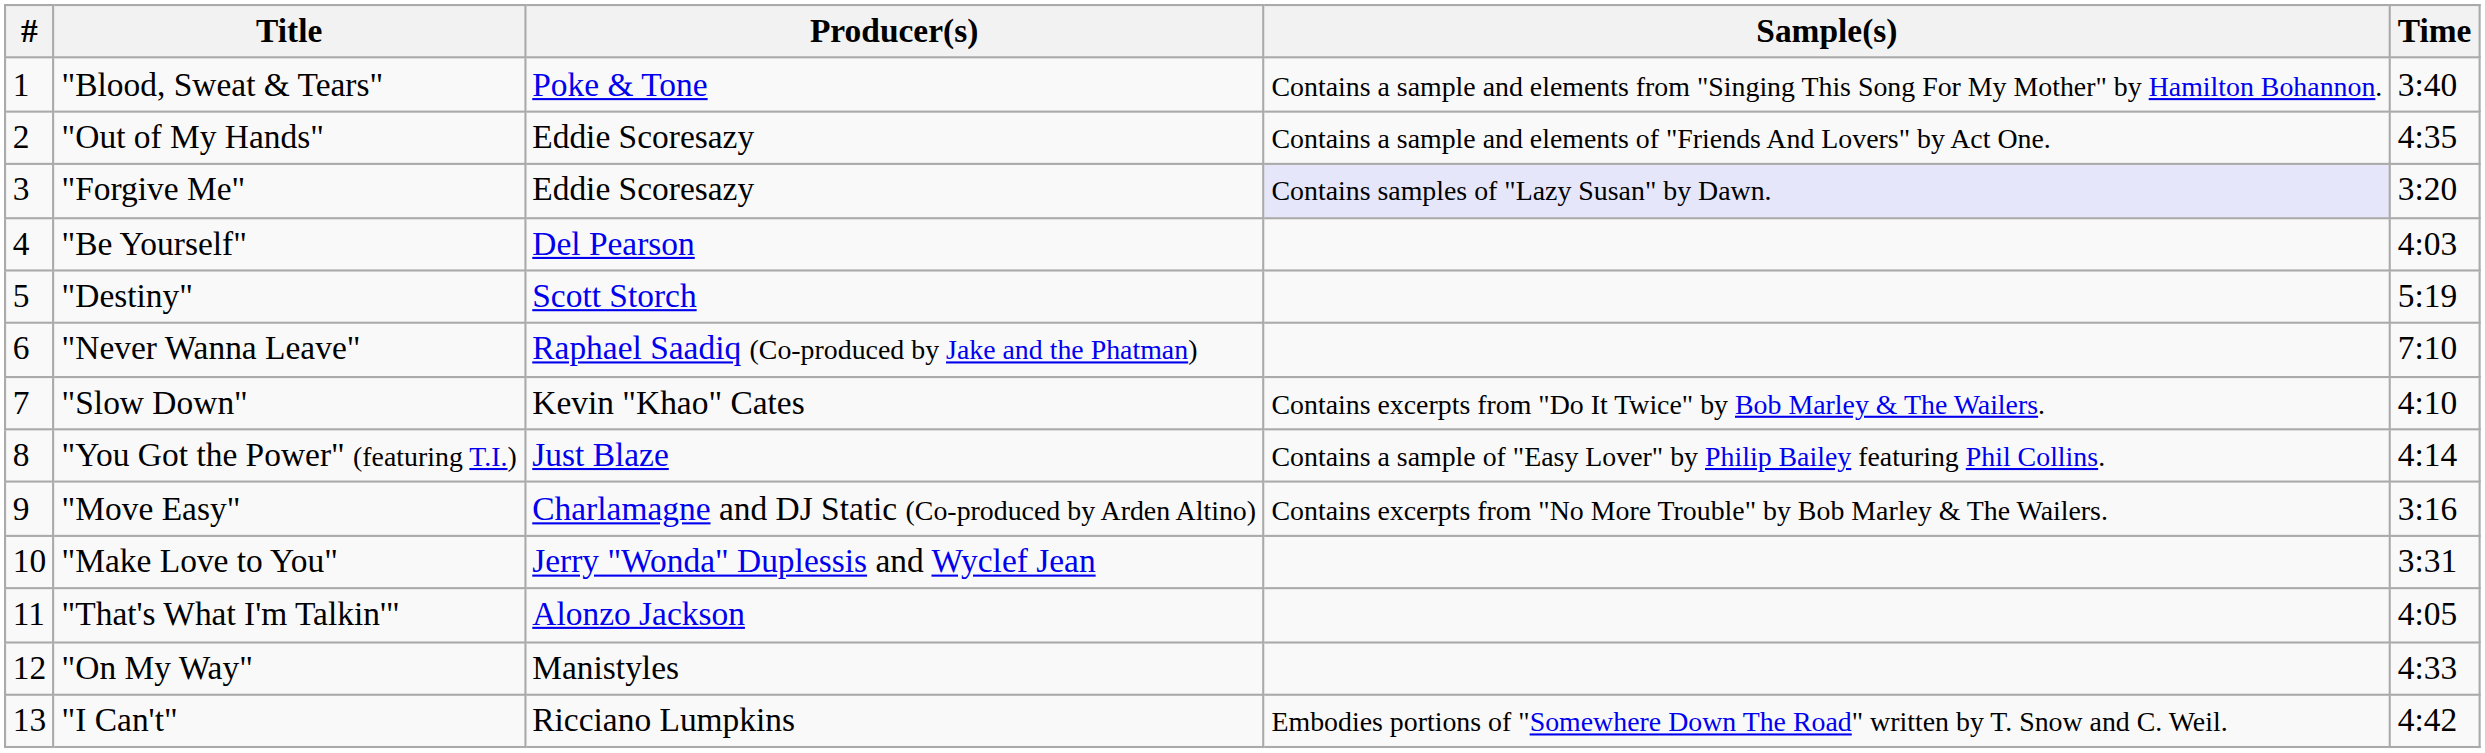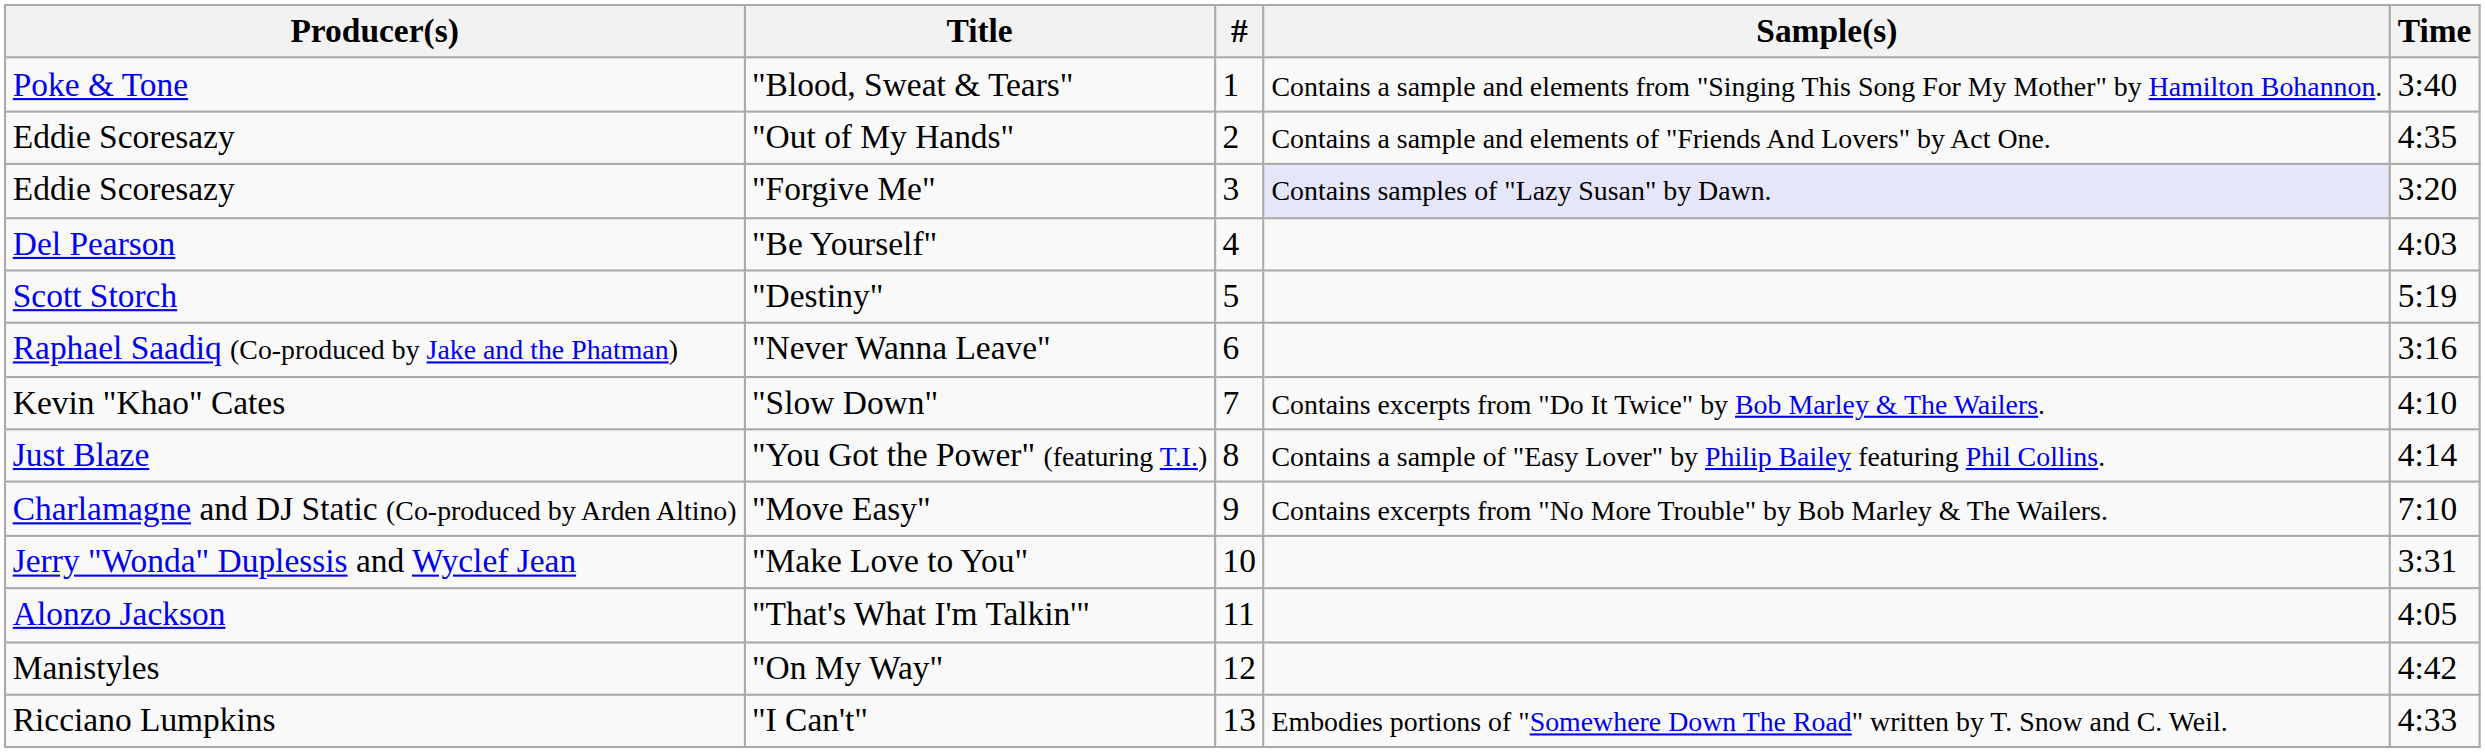columns swapped: (29, 31) <-> (894, 31)
(2428, 349) 7:10 -> (2428, 349) 3:16
(2428, 508) 3:16 -> (2428, 508) 7:10
(2428, 667) 4:33 -> (2428, 667) 4:42
(2428, 720) 4:42 -> (2428, 720) 4:33
